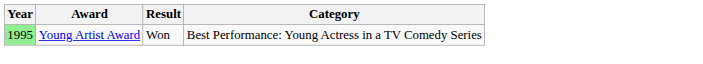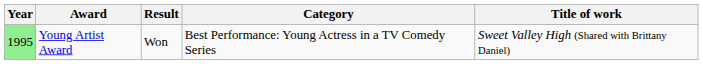+ column: (587, 14)
